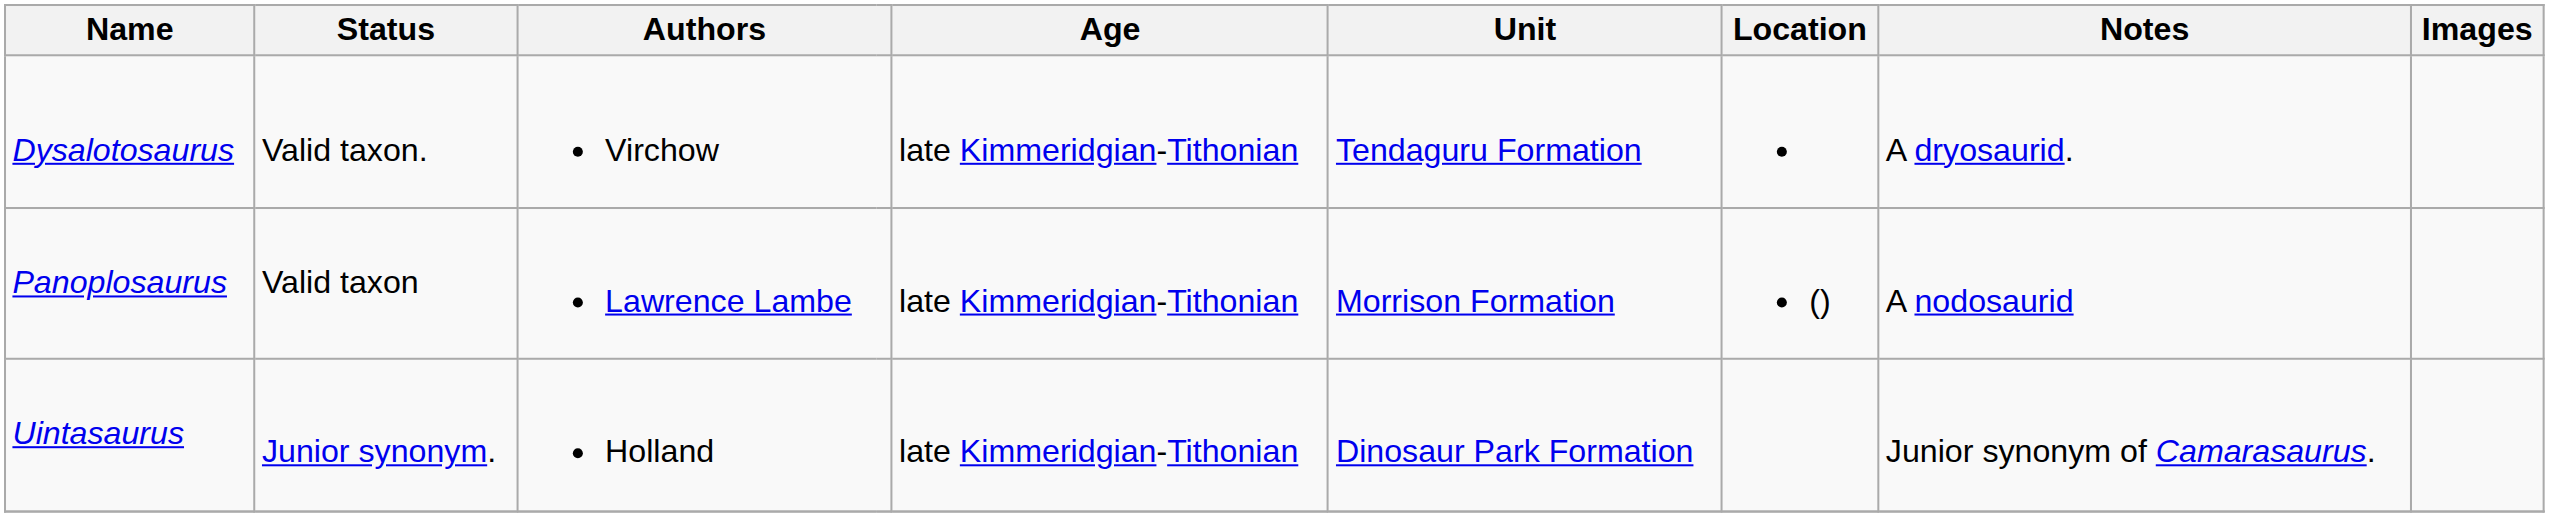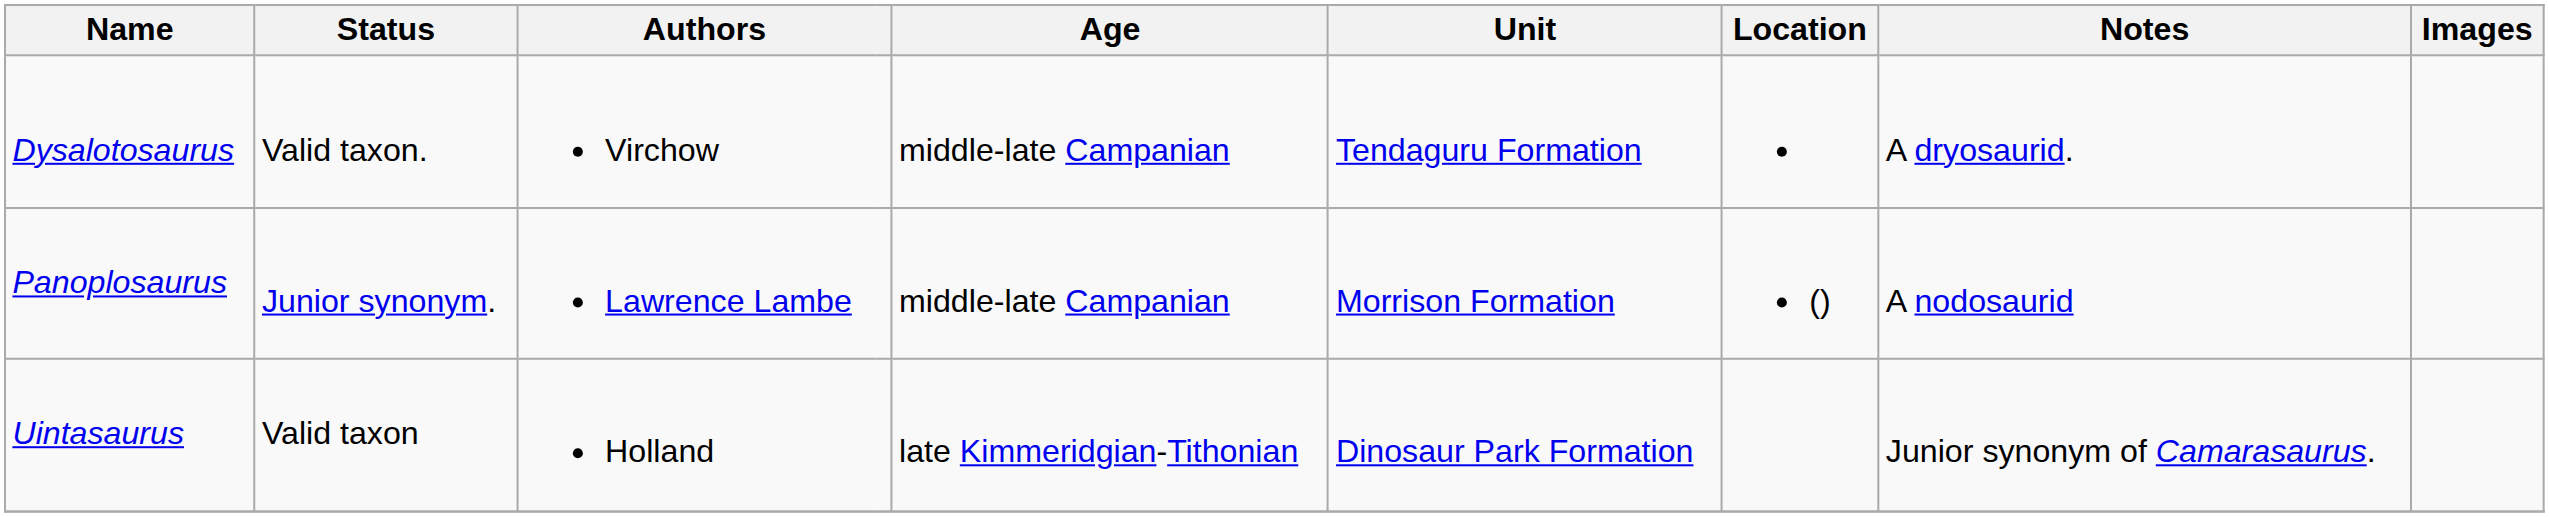(1099, 149) late Kimmeridgian-Tithonian -> (1064, 149) middle-late Campanian
(340, 282) Valid taxon -> (379, 300) Junior synonym.
(1099, 300) late Kimmeridgian-Tithonian -> (1064, 300) middle-late Campanian
(379, 452) Junior synonym. -> (340, 434) Valid taxon
